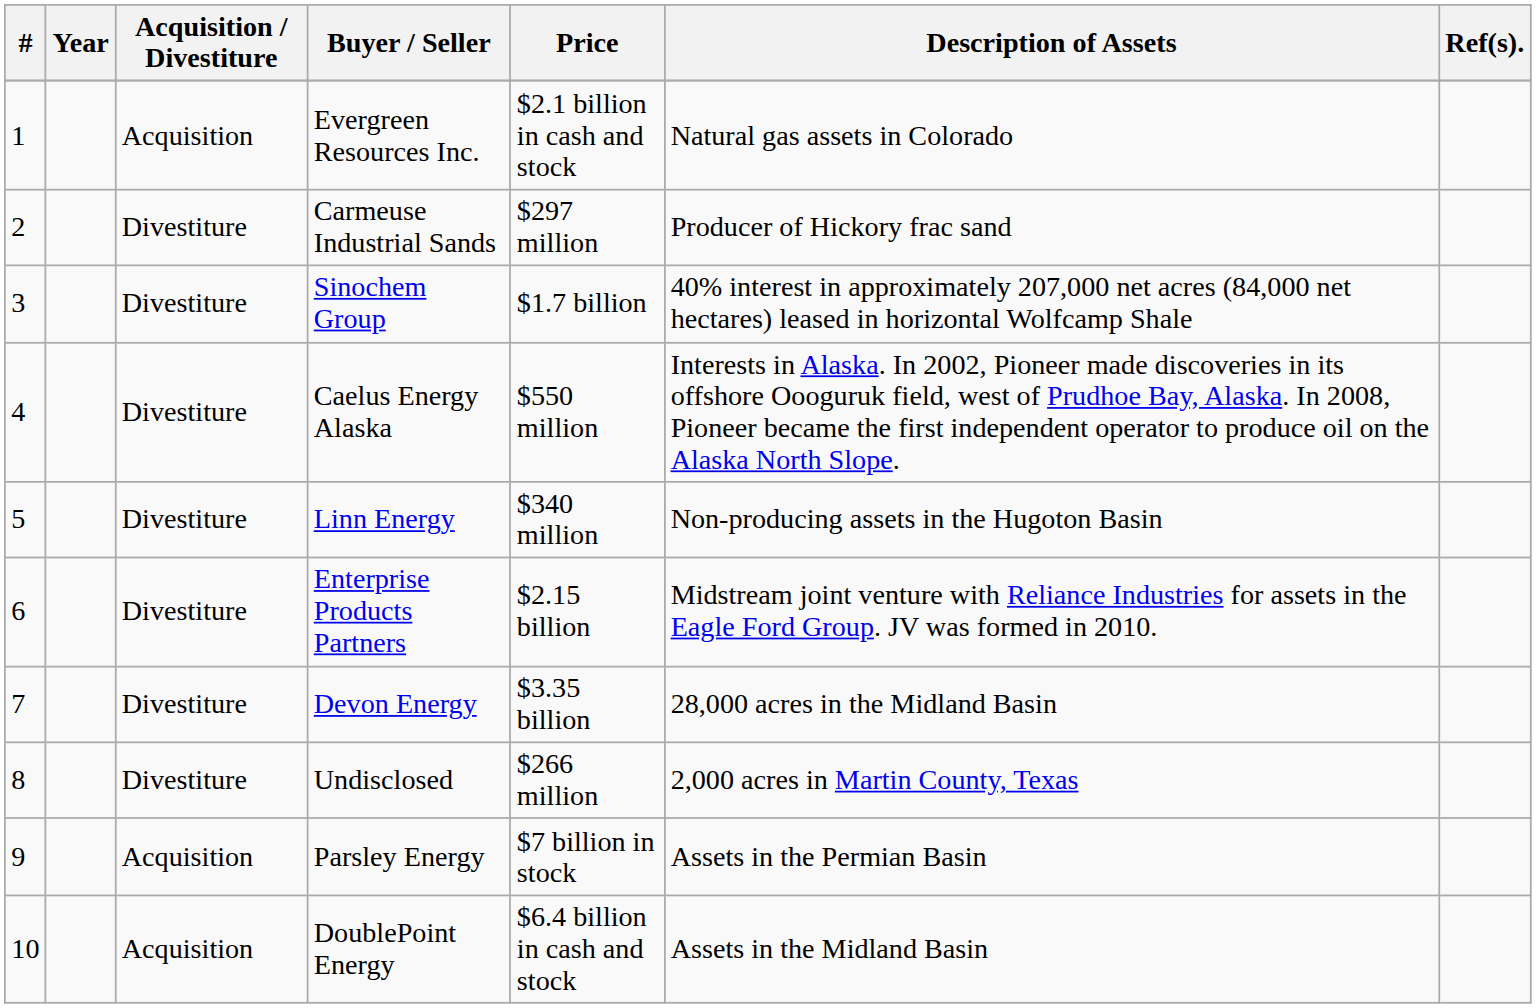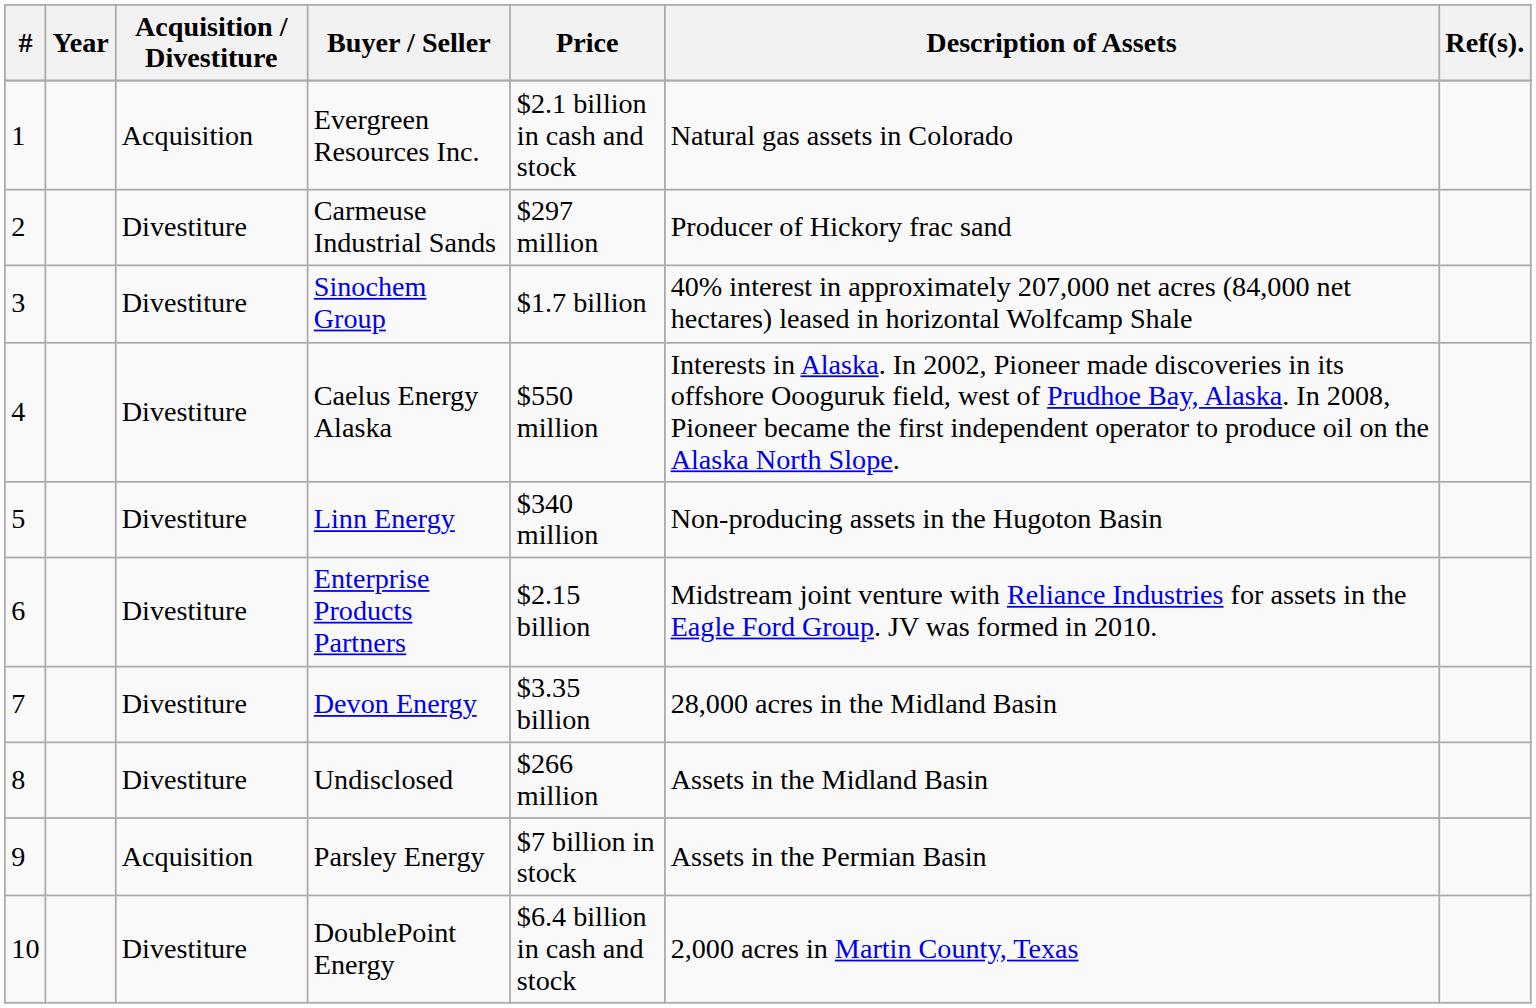(875, 780) 2,000 acres in Martin County, Texas -> (829, 780) Assets in the Midland Basin
(187, 948) Acquisition -> (184, 948) Divestiture
(829, 948) Assets in the Midland Basin -> (875, 948) 2,000 acres in Martin County, Texas
